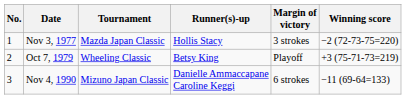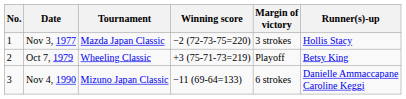columns swapped: (360, 18) <-> (221, 18)
